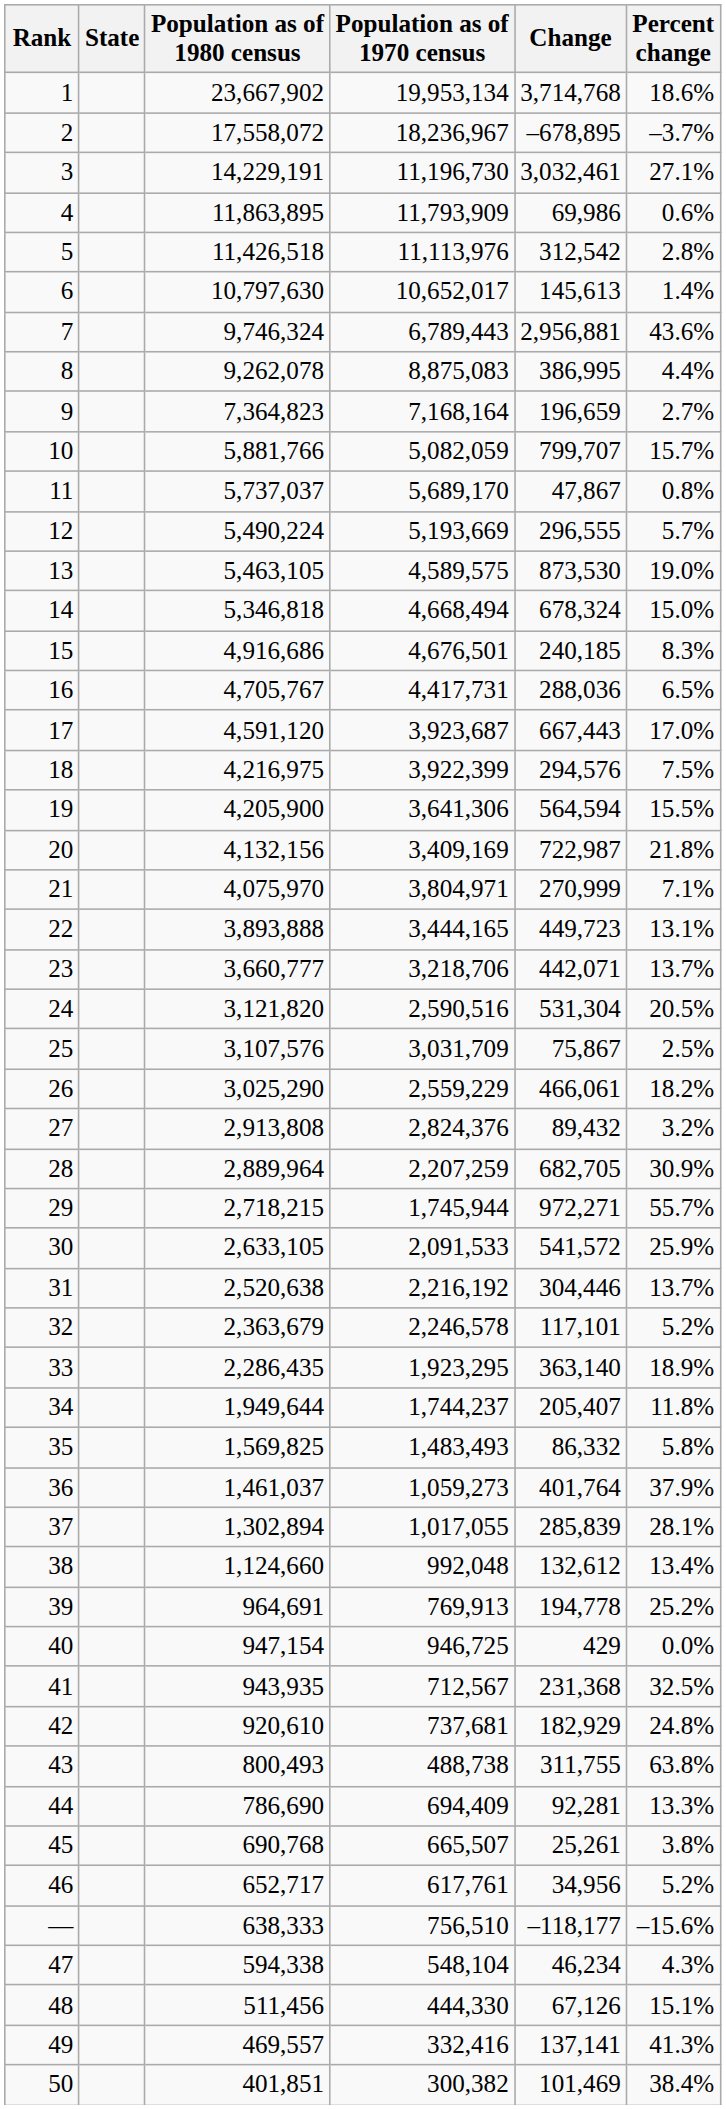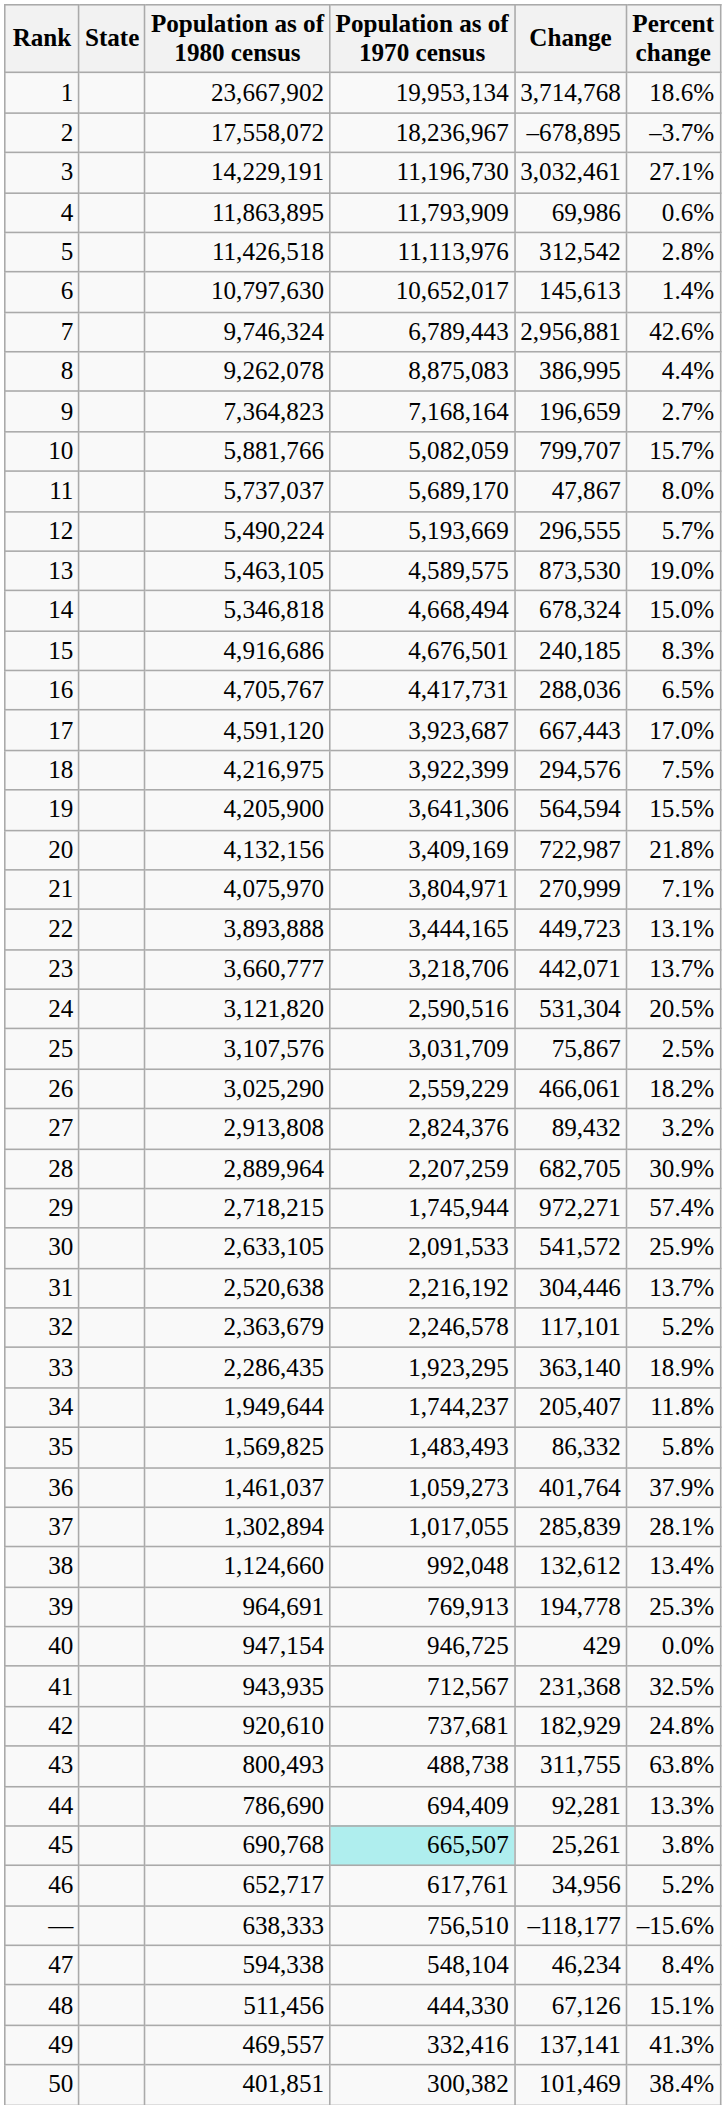(682, 331) 43.6% -> (682, 331) 42.6%
(688, 490) 0.8% -> (688, 490) 8.0%
(682, 1208) 55.7% -> (682, 1208) 57.4%
(682, 1606) 25.2% -> (682, 1606) 25.3%
(468, 1845) no background -> (468, 1845) paleturquoise background
(688, 1964) 4.3% -> (688, 1964) 8.4%
